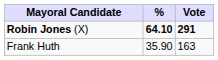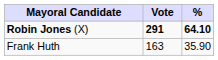columns swapped: (194, 13) <-> (159, 13)
